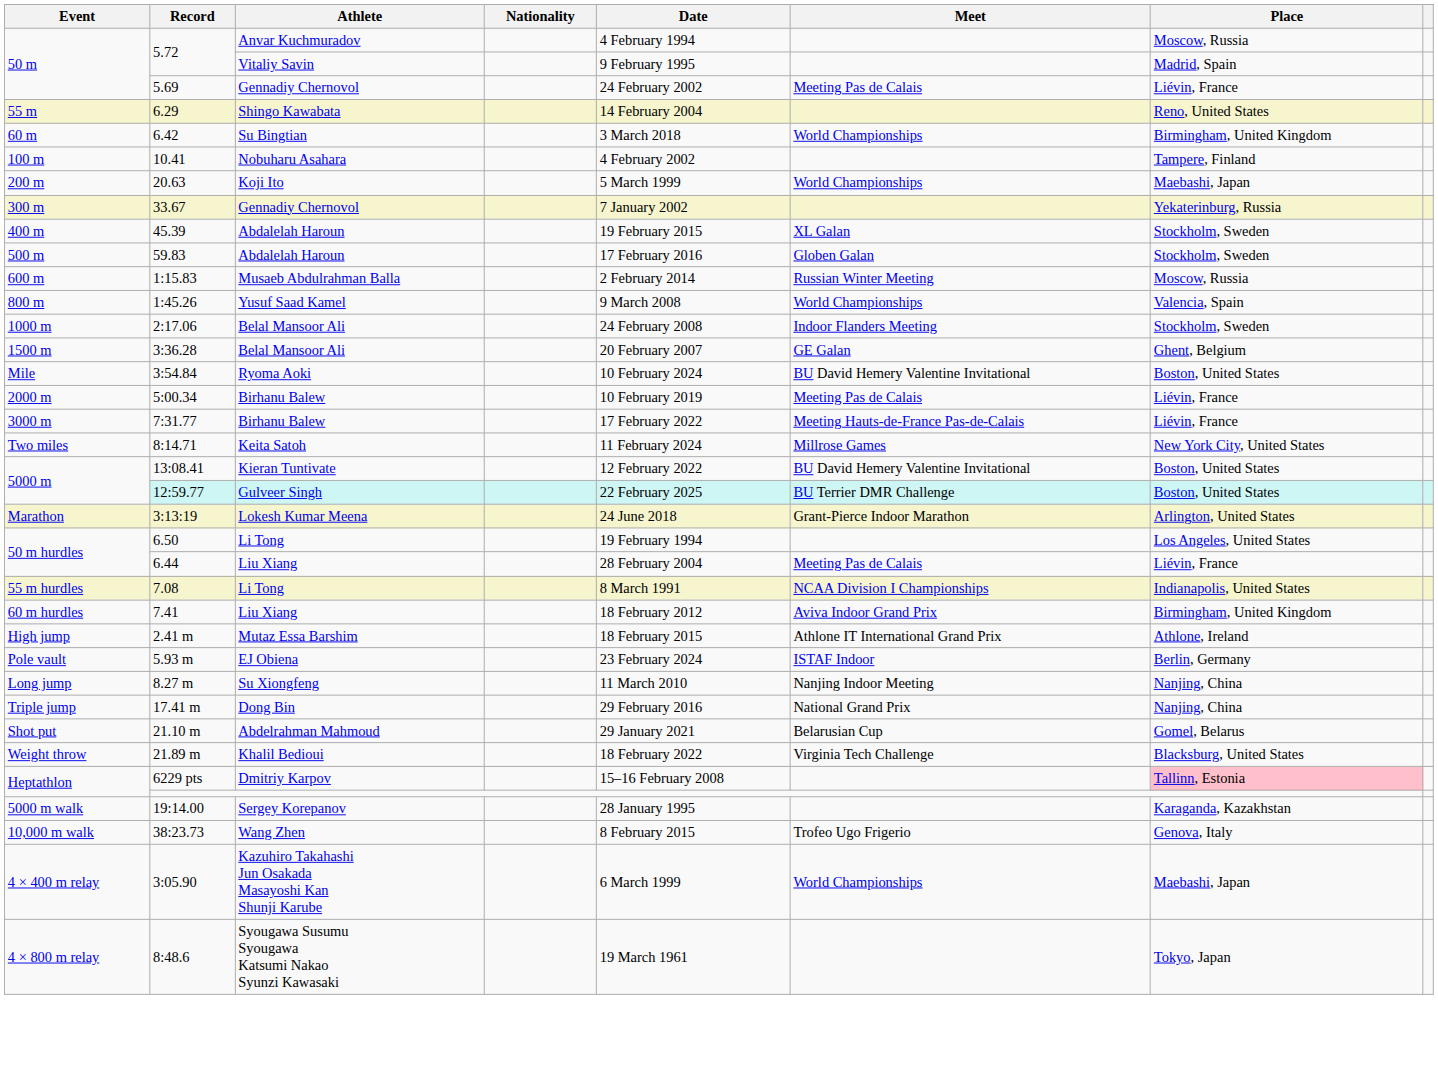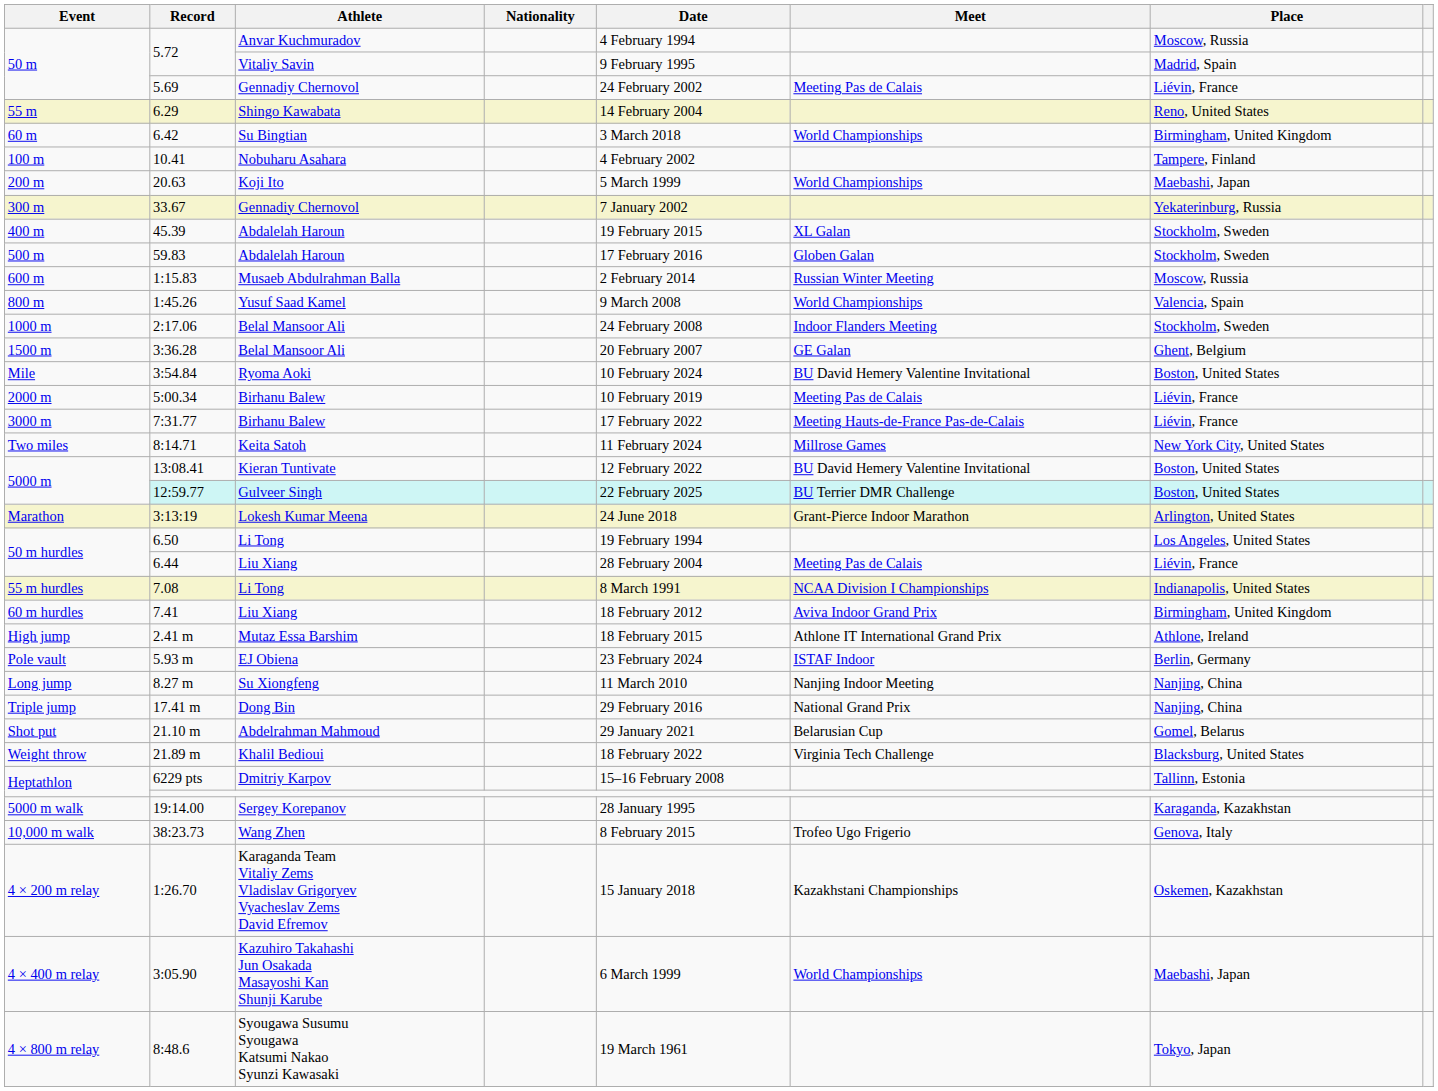(1199, 778) pink background -> (1199, 778) no background
+ row: (175, 890)
